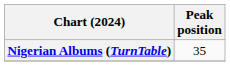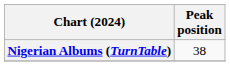(200, 50) 35 -> (200, 50) 38
